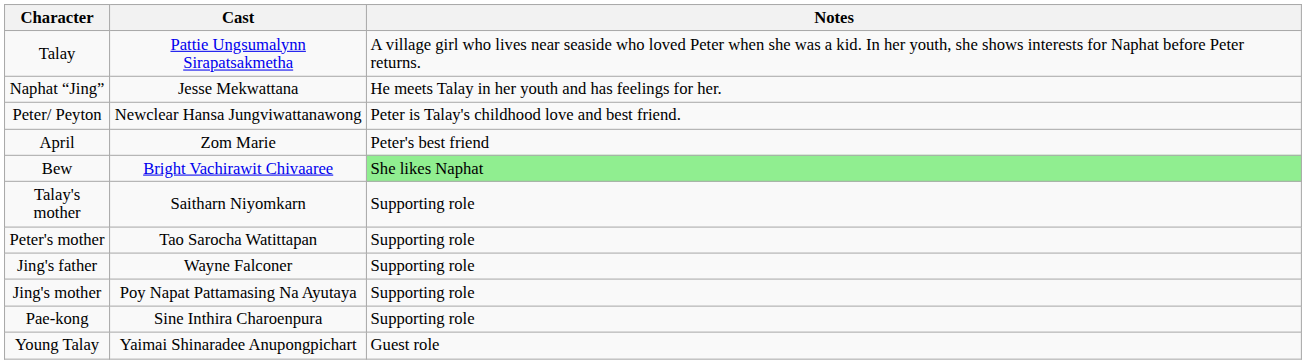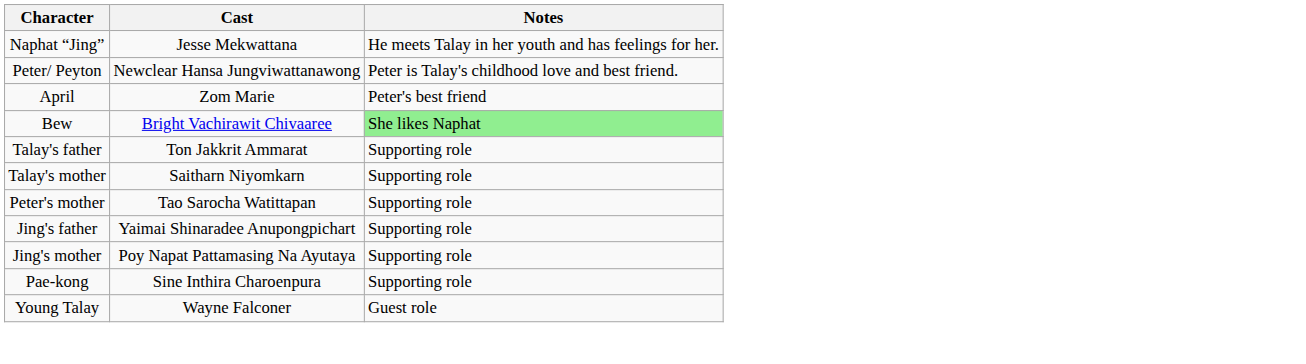- row: (57, 53)
+ row: (57, 149)
(238, 266) Wayne Falconer -> (237, 228) Yaimai Shinaradee Anupongpichart
(238, 345) Yaimai Shinaradee Anupongpichart -> (237, 307) Wayne Falconer
